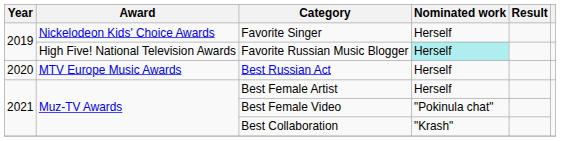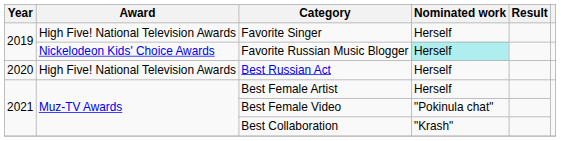(127, 32) Nickelodeon Kids' Choice Awards -> (137, 32) High Five! National Television Awards
(137, 51) High Five! National Television Awards -> (127, 51) Nickelodeon Kids' Choice Awards
(110, 70) MTV Europe Music Awards -> (137, 70) High Five! National Television Awards
